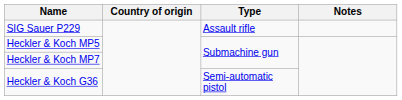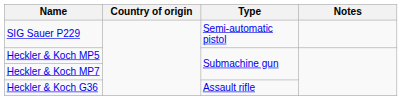(229, 28) Assault rifle -> (238, 34) Semi-automatic pistol
(238, 82) Semi-automatic pistol -> (229, 87) Assault rifle
